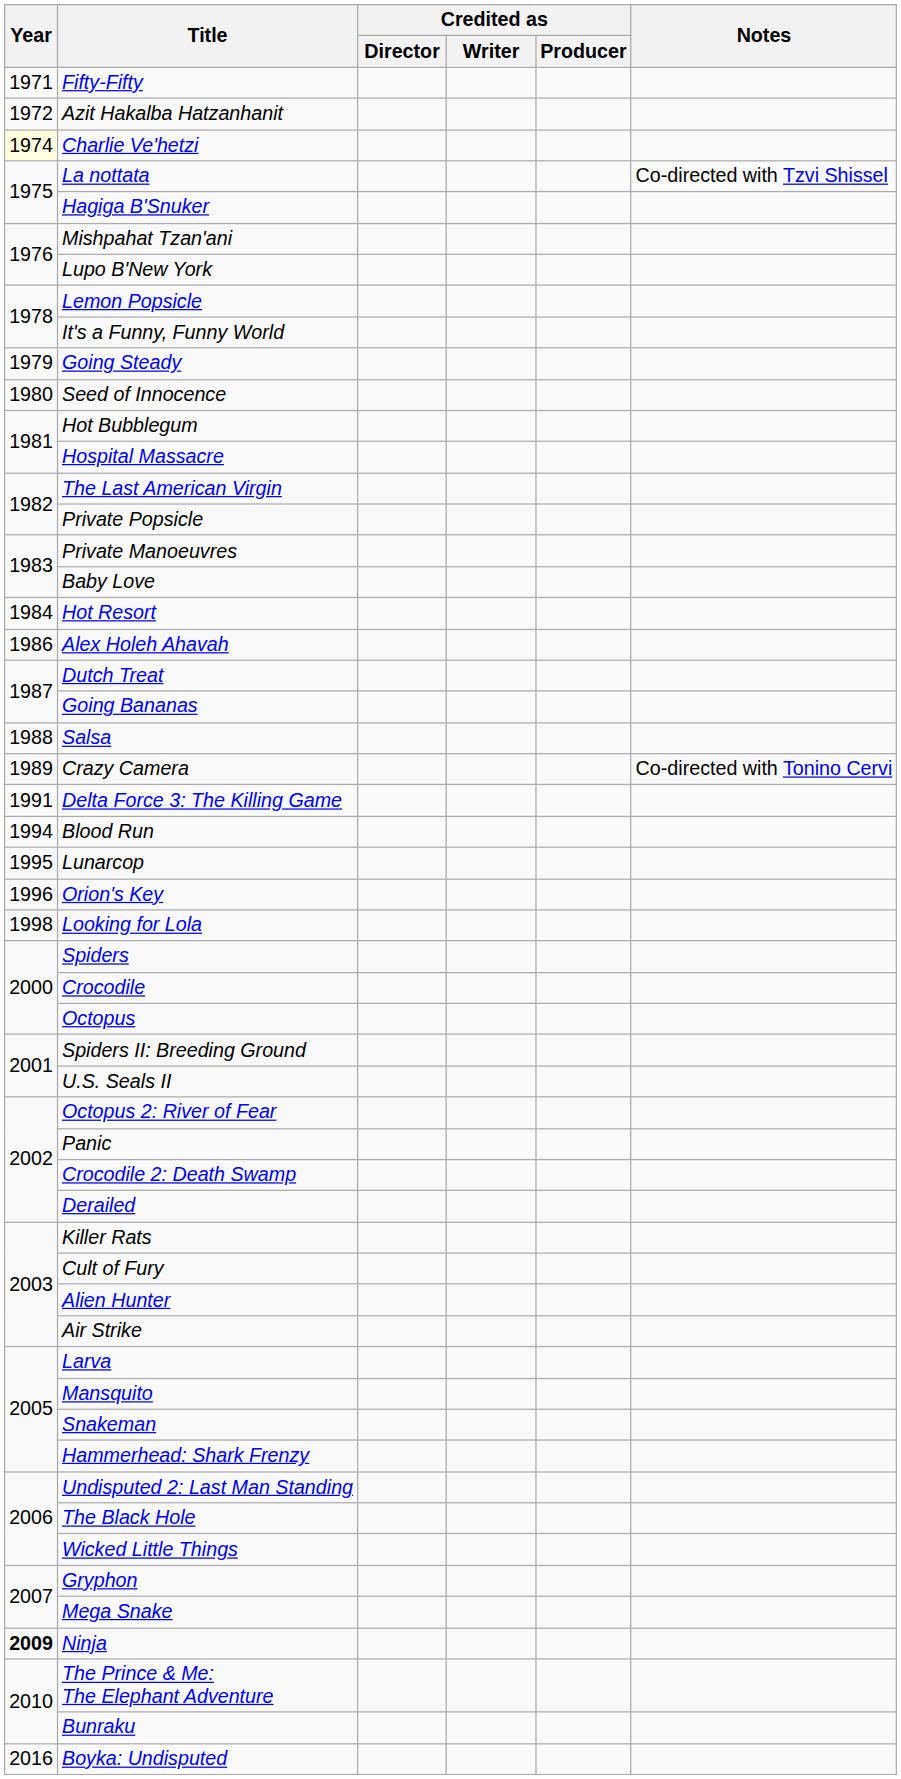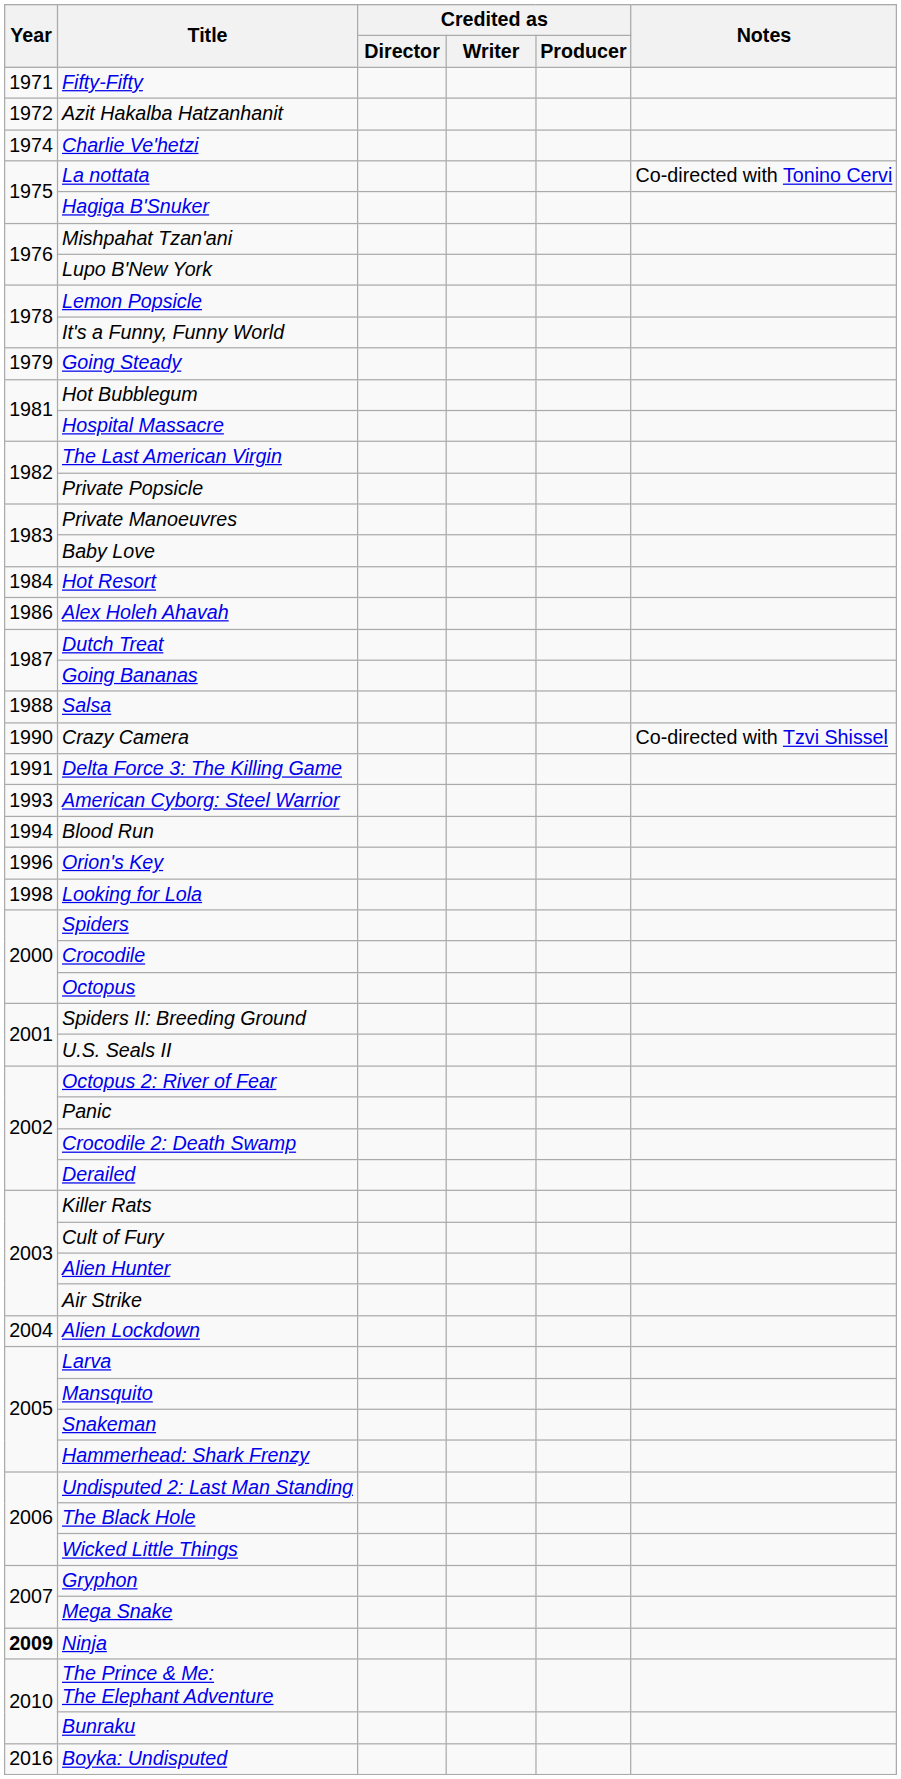(31, 144) lightyellow background -> (31, 144) no background
(762, 176) Co-directed with Tzvi Shissel -> (764, 176) Co-directed with Tonino Cervi
- row: (144, 394)
(31, 769) 1989 -> (31, 737) 1990
(764, 769) Co-directed with Tonino Cervi -> (762, 737) Co-directed with Tzvi Shissel
+ row: (201, 800)
- row: (103, 862)
+ row: (131, 1330)
